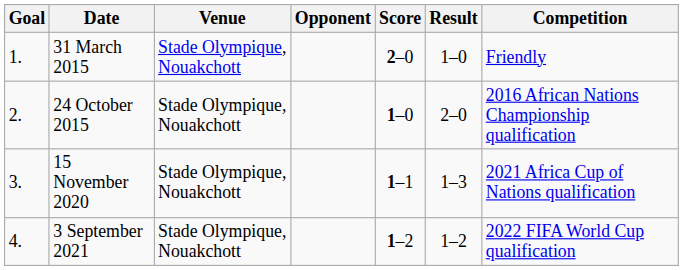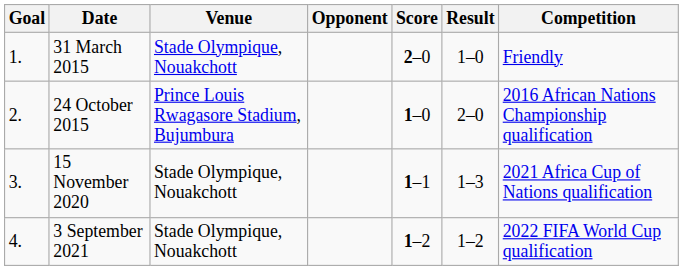(222, 114) Stade Olympique, Nouakchott -> (227, 114) Prince Louis Rwagasore Stadium, Bujumbura
